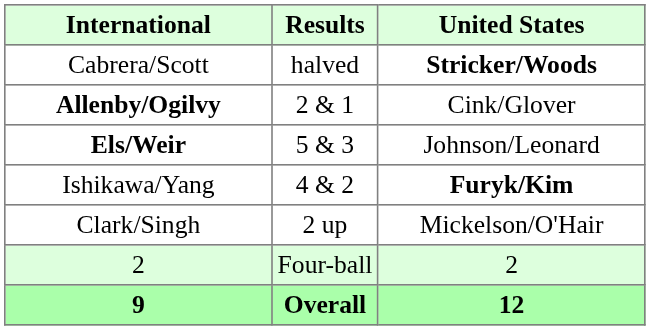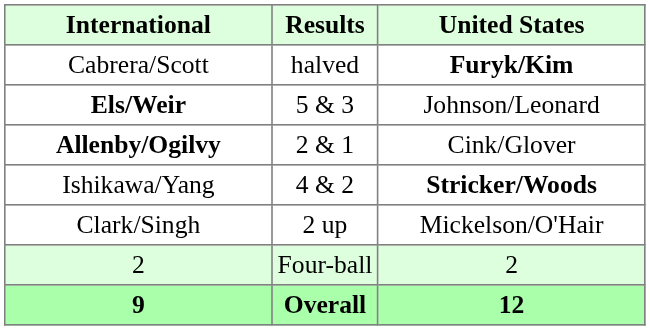(512, 64) Stricker/Woods -> (512, 64) Furyk/Kim
rows swapped: (138, 104) <-> (138, 144)
(512, 184) Furyk/Kim -> (512, 184) Stricker/Woods
